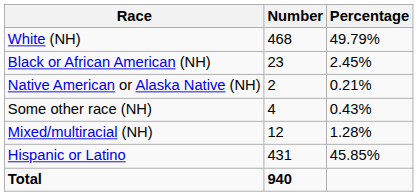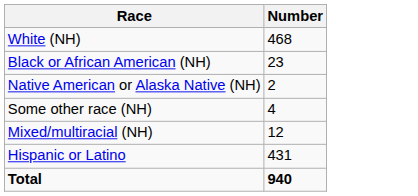- column: (370, 16)
